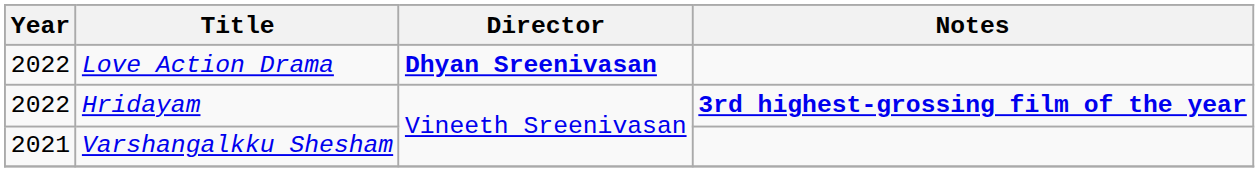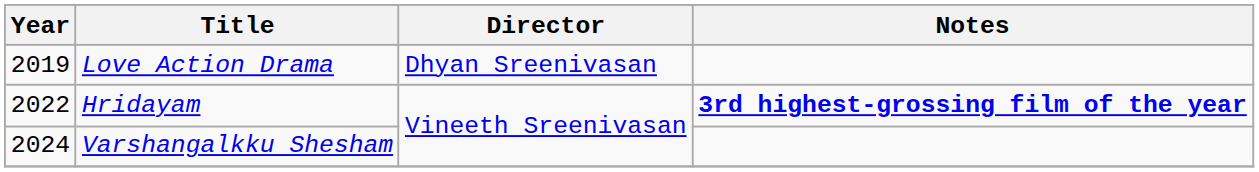(40, 65) 2022 -> (40, 65) 2019
(531, 65) bold -> (531, 65) normal
(40, 146) 2021 -> (40, 146) 2024
